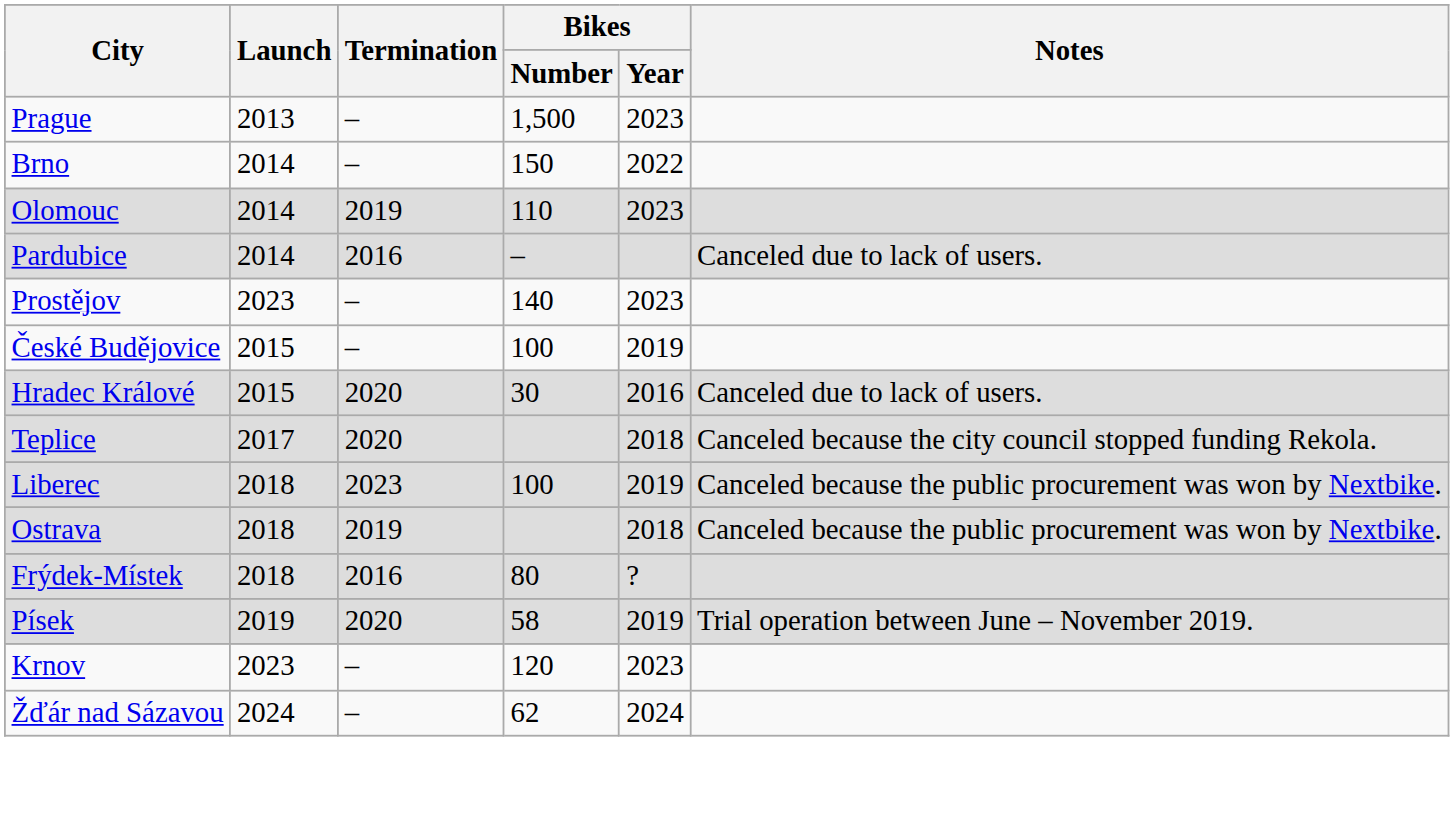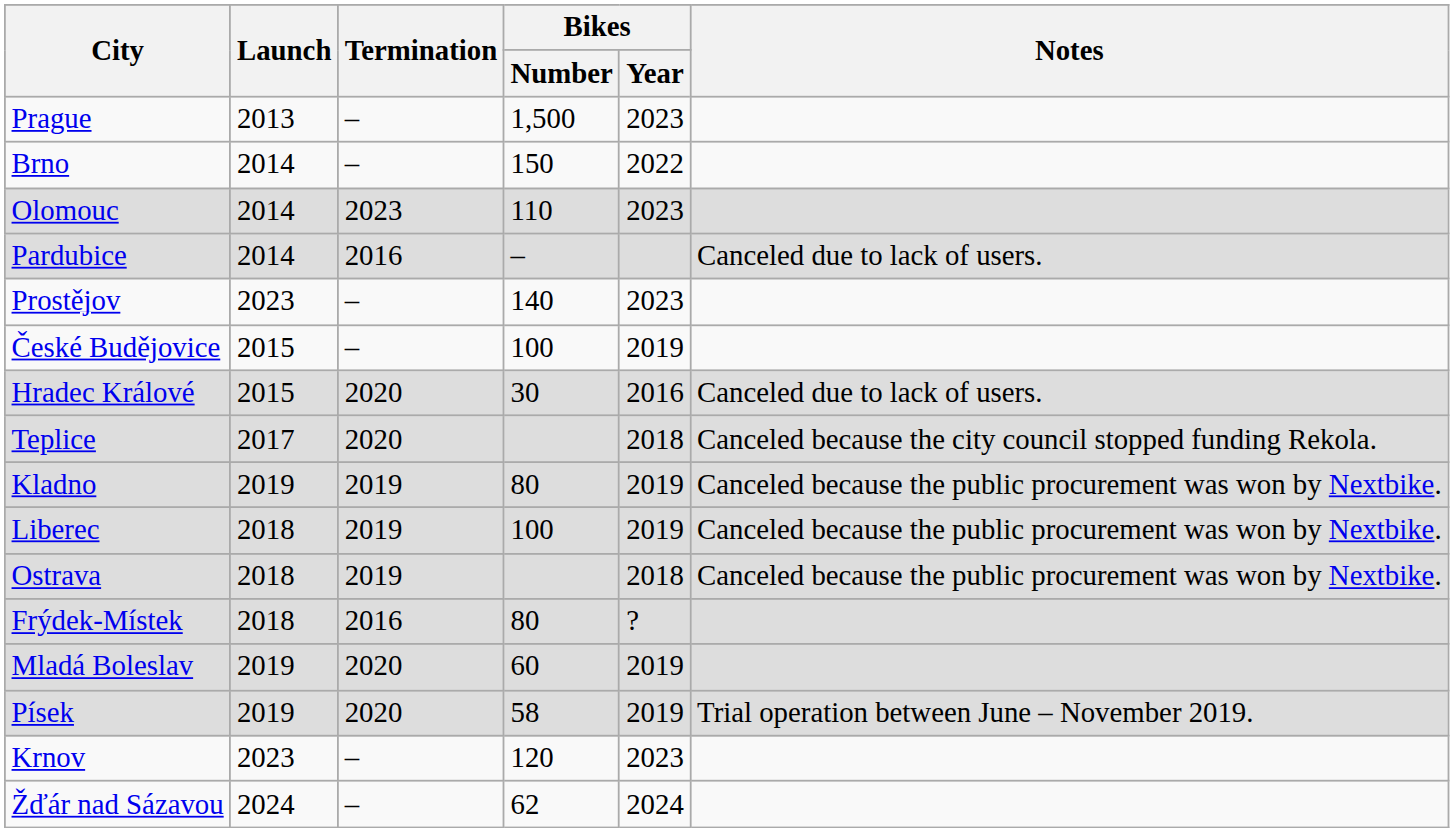(373, 210) 2019 -> (373, 210) 2023
+ row: (54, 484)
(373, 484) 2023 -> (373, 529) 2019
+ row: (102, 666)
